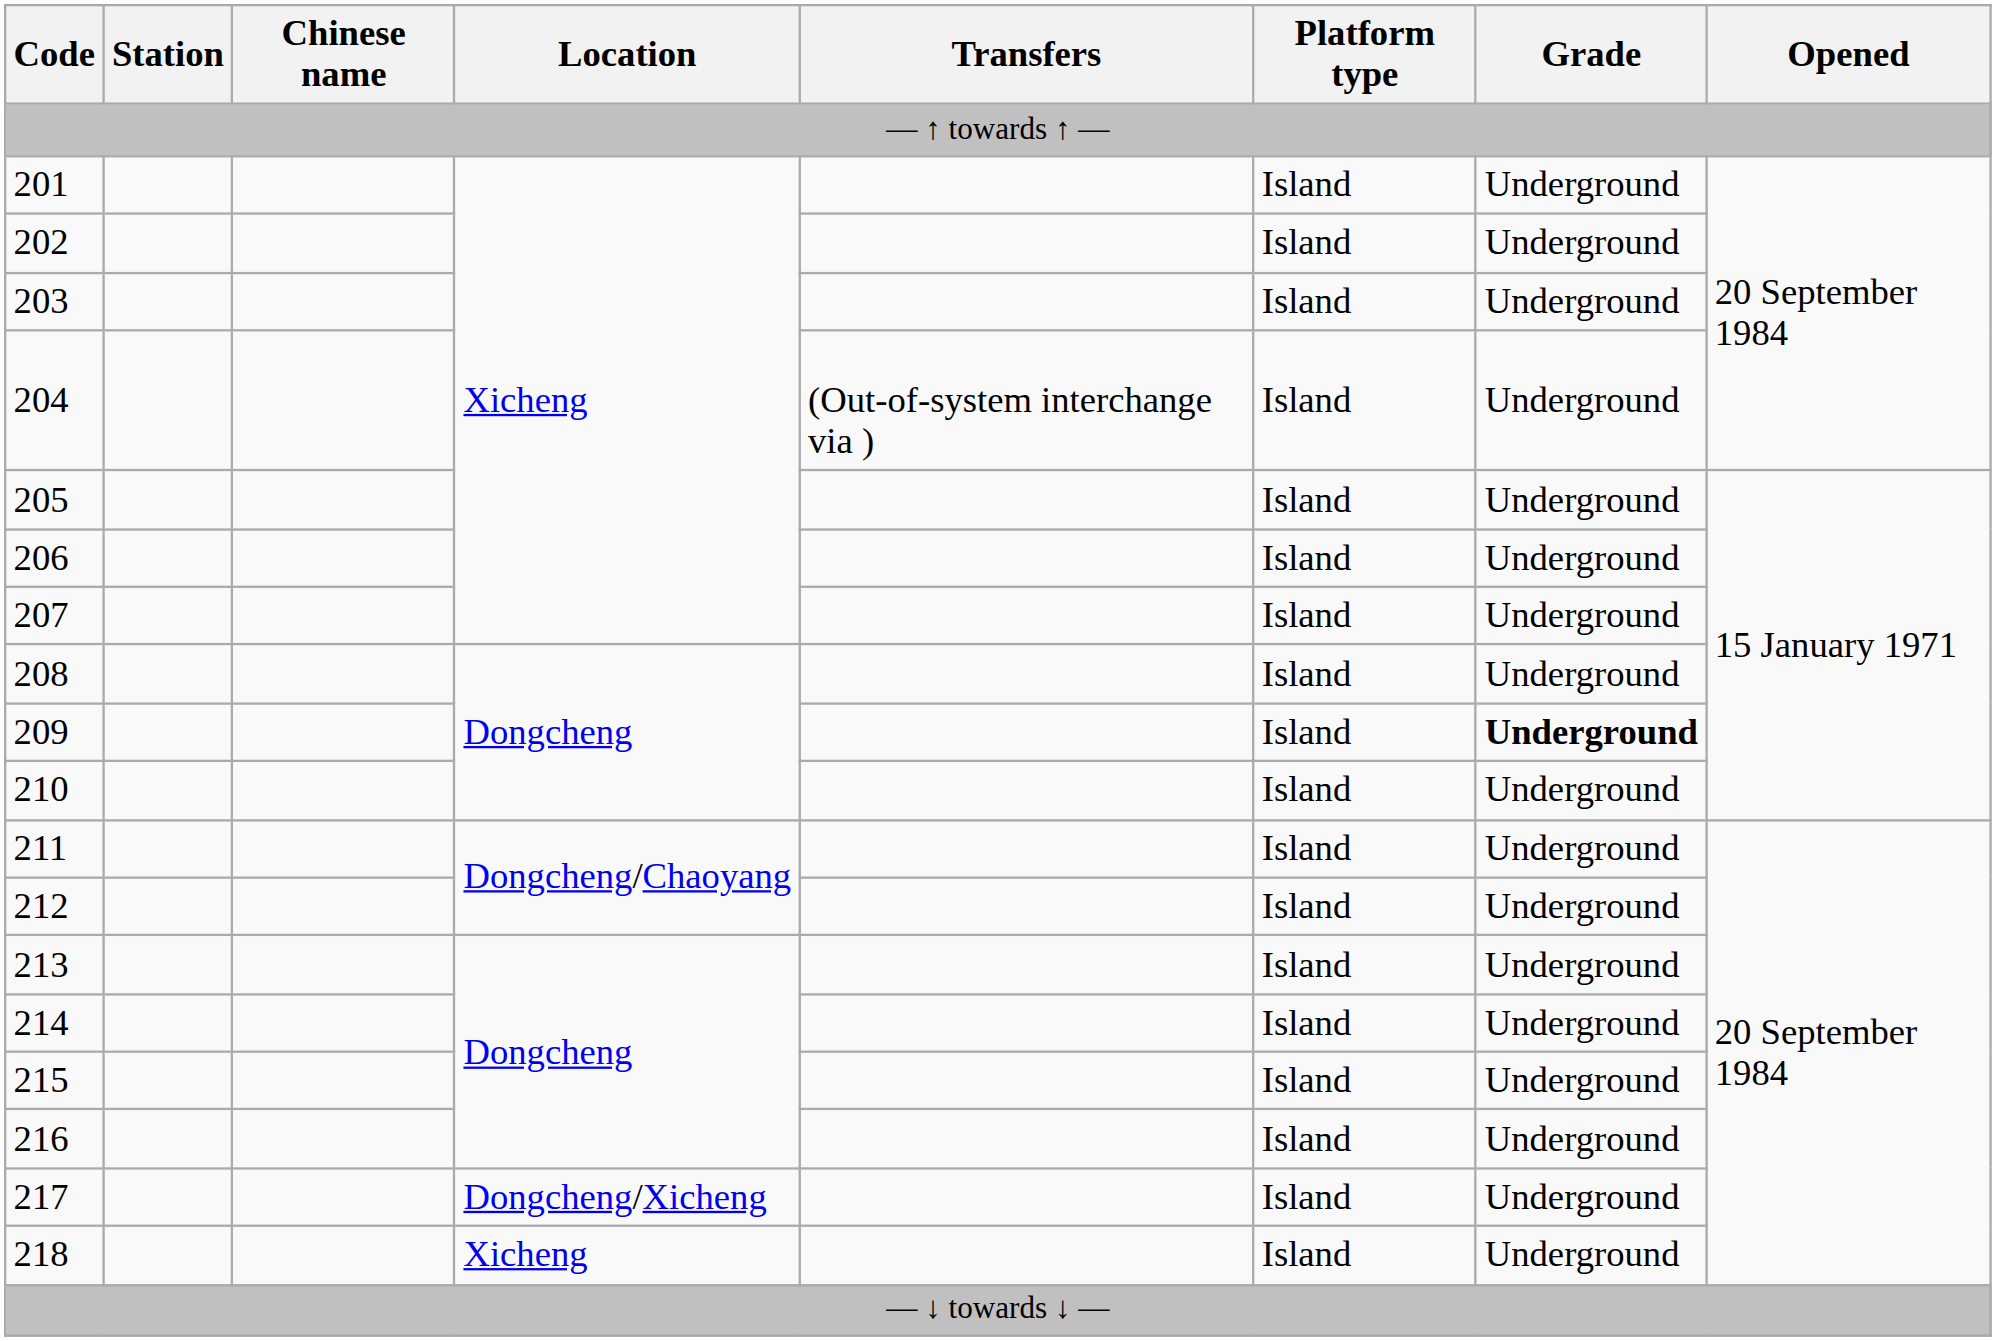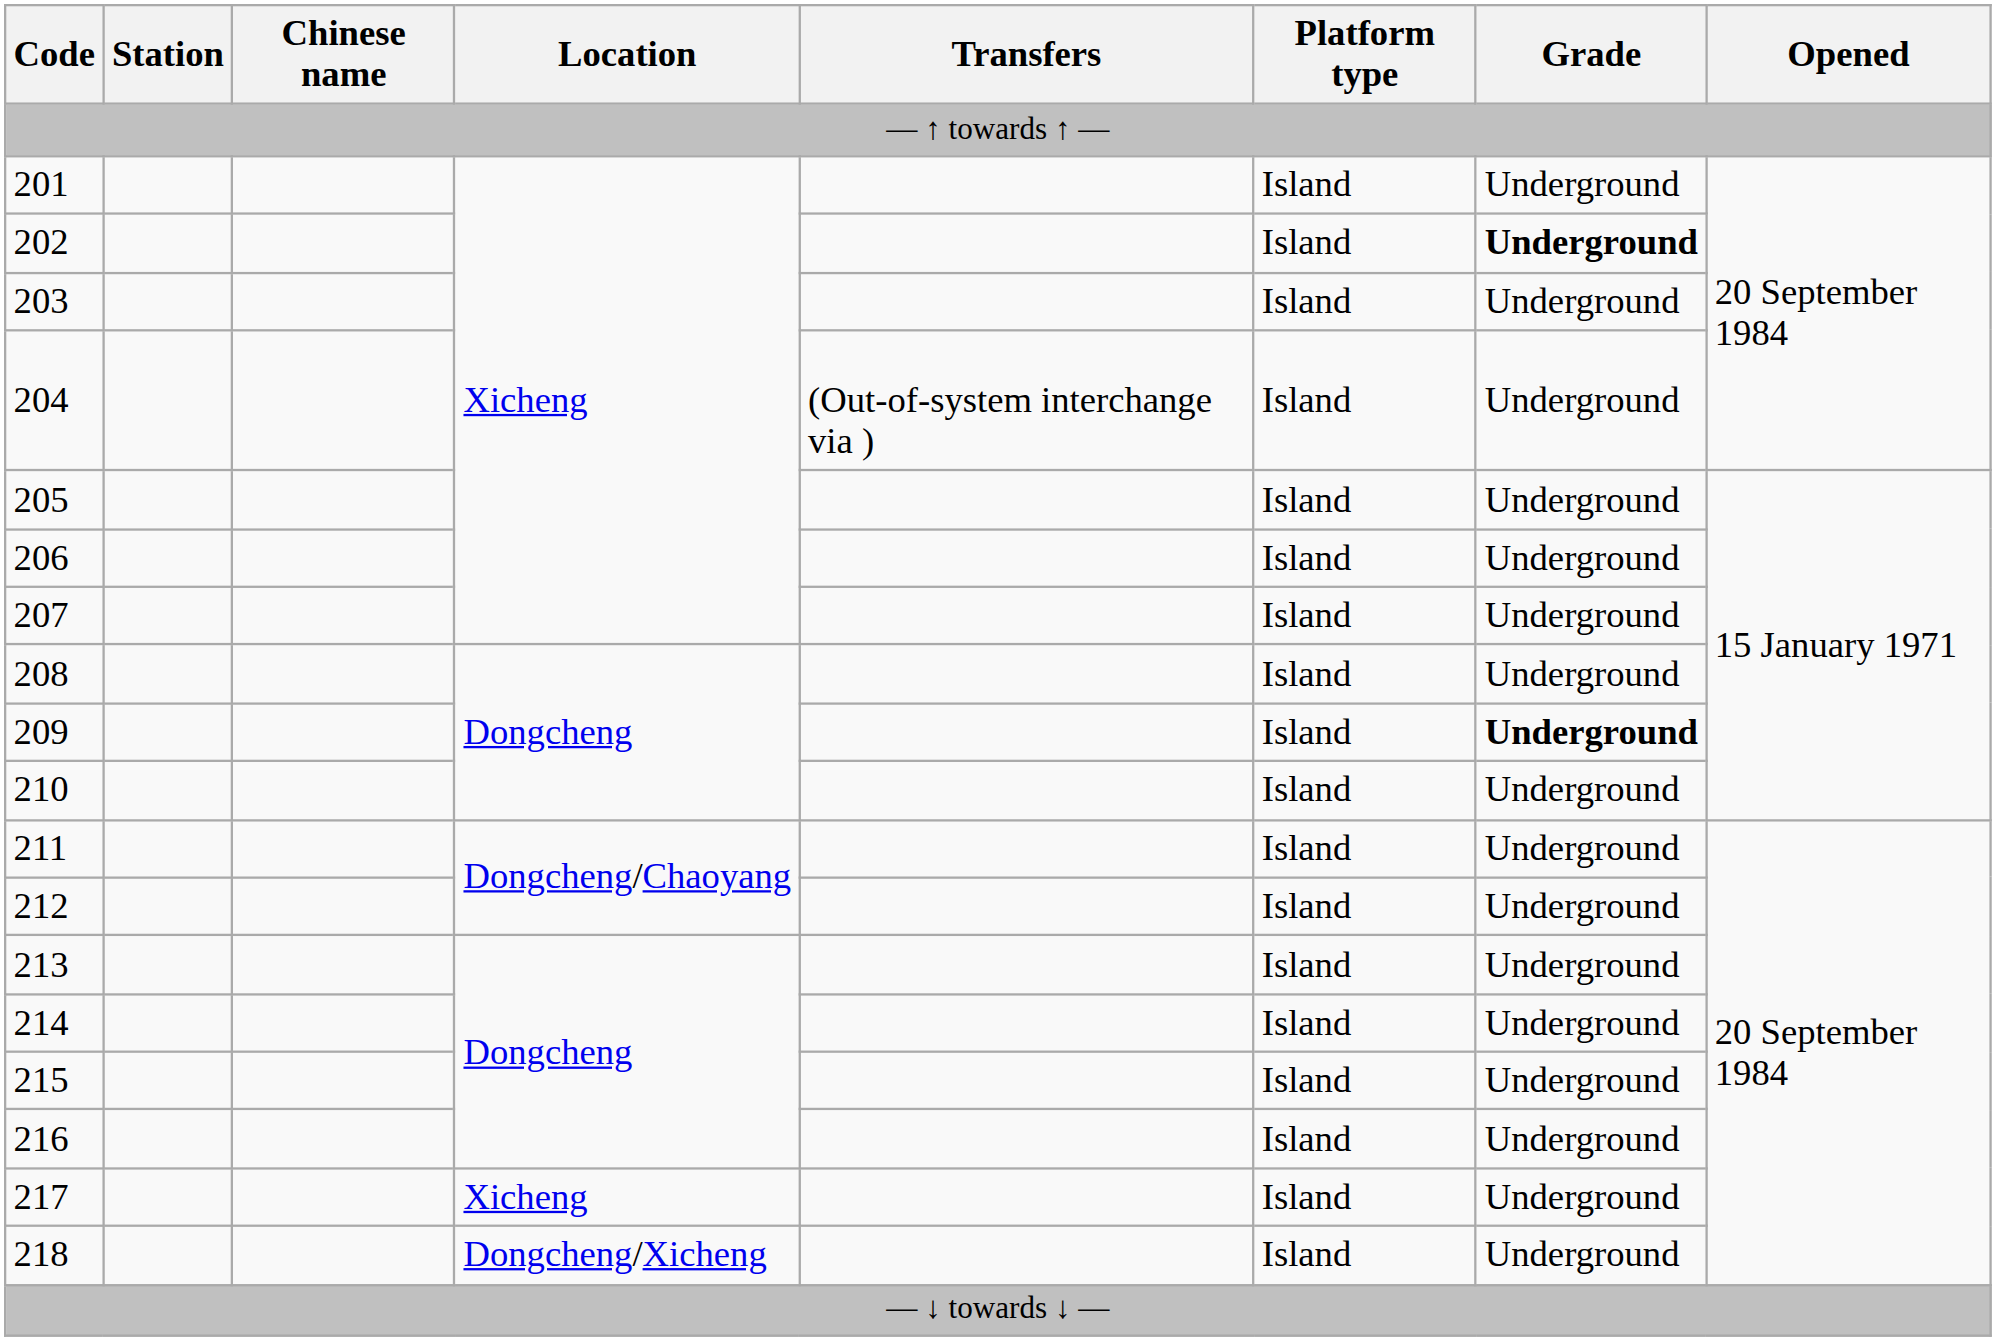(1582, 242) normal -> (1591, 242) bold
(615, 1196) Dongcheng/Xicheng -> (526, 1196) Xicheng
(526, 1254) Xicheng -> (615, 1254) Dongcheng/Xicheng
